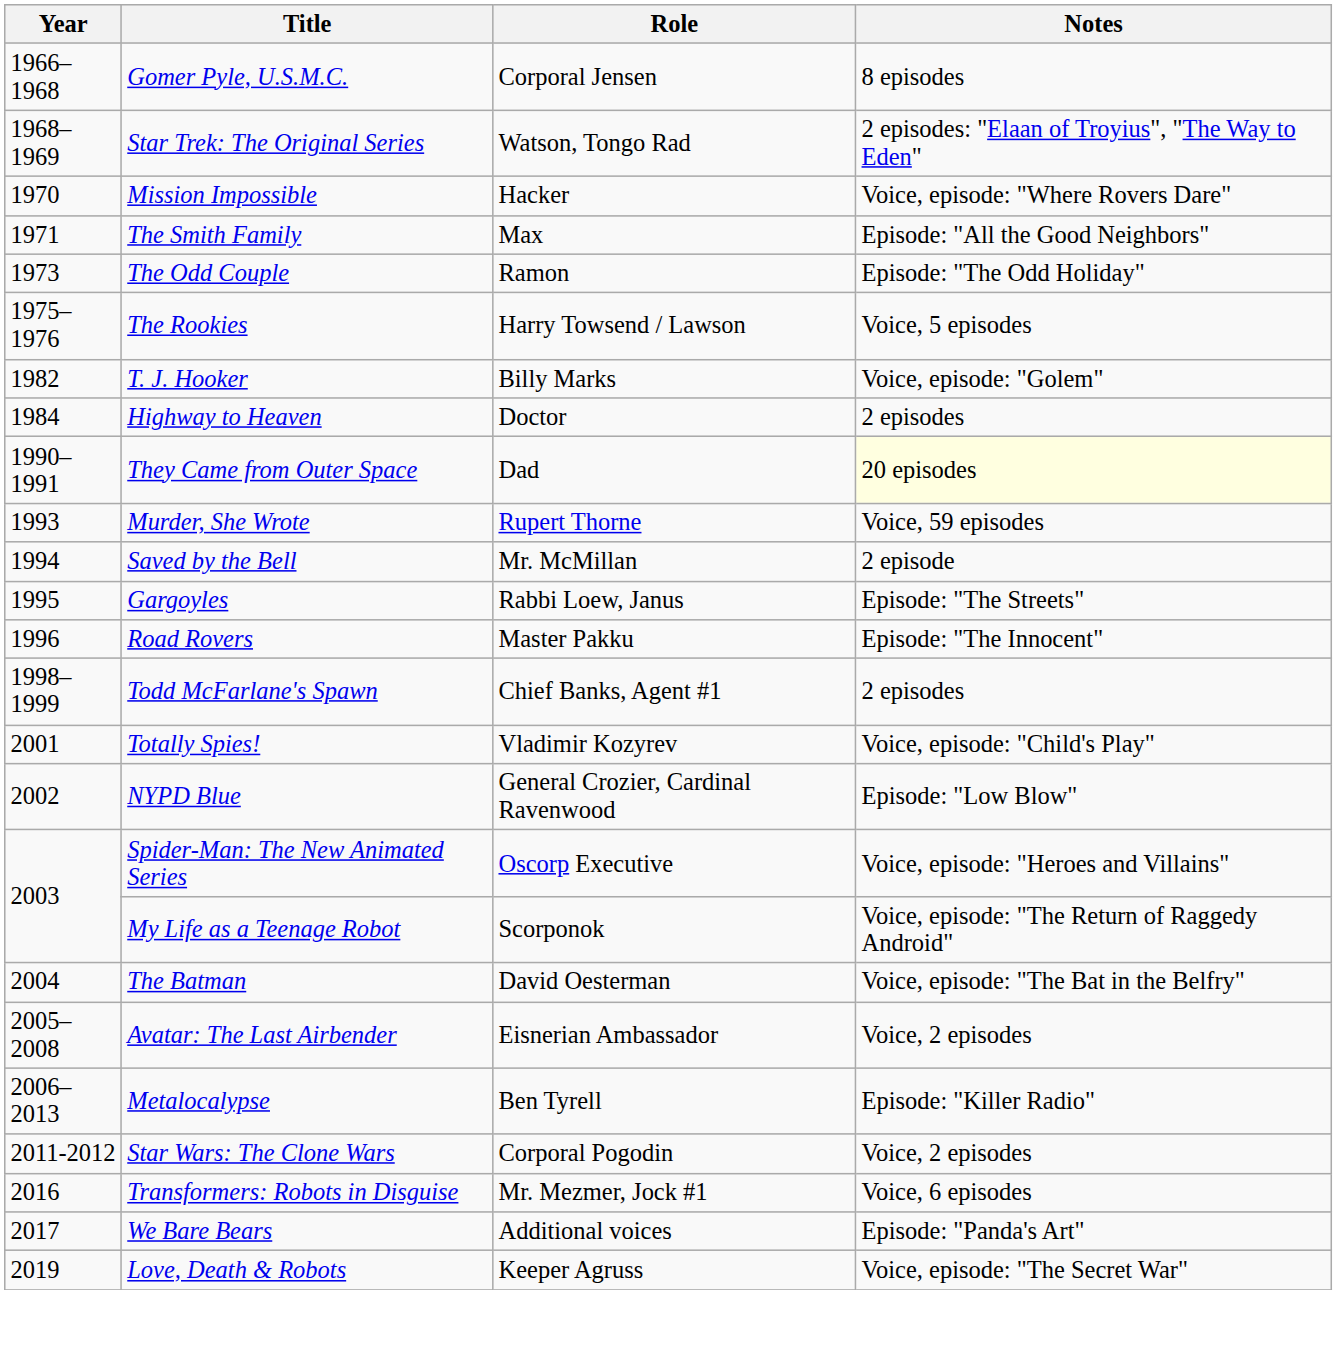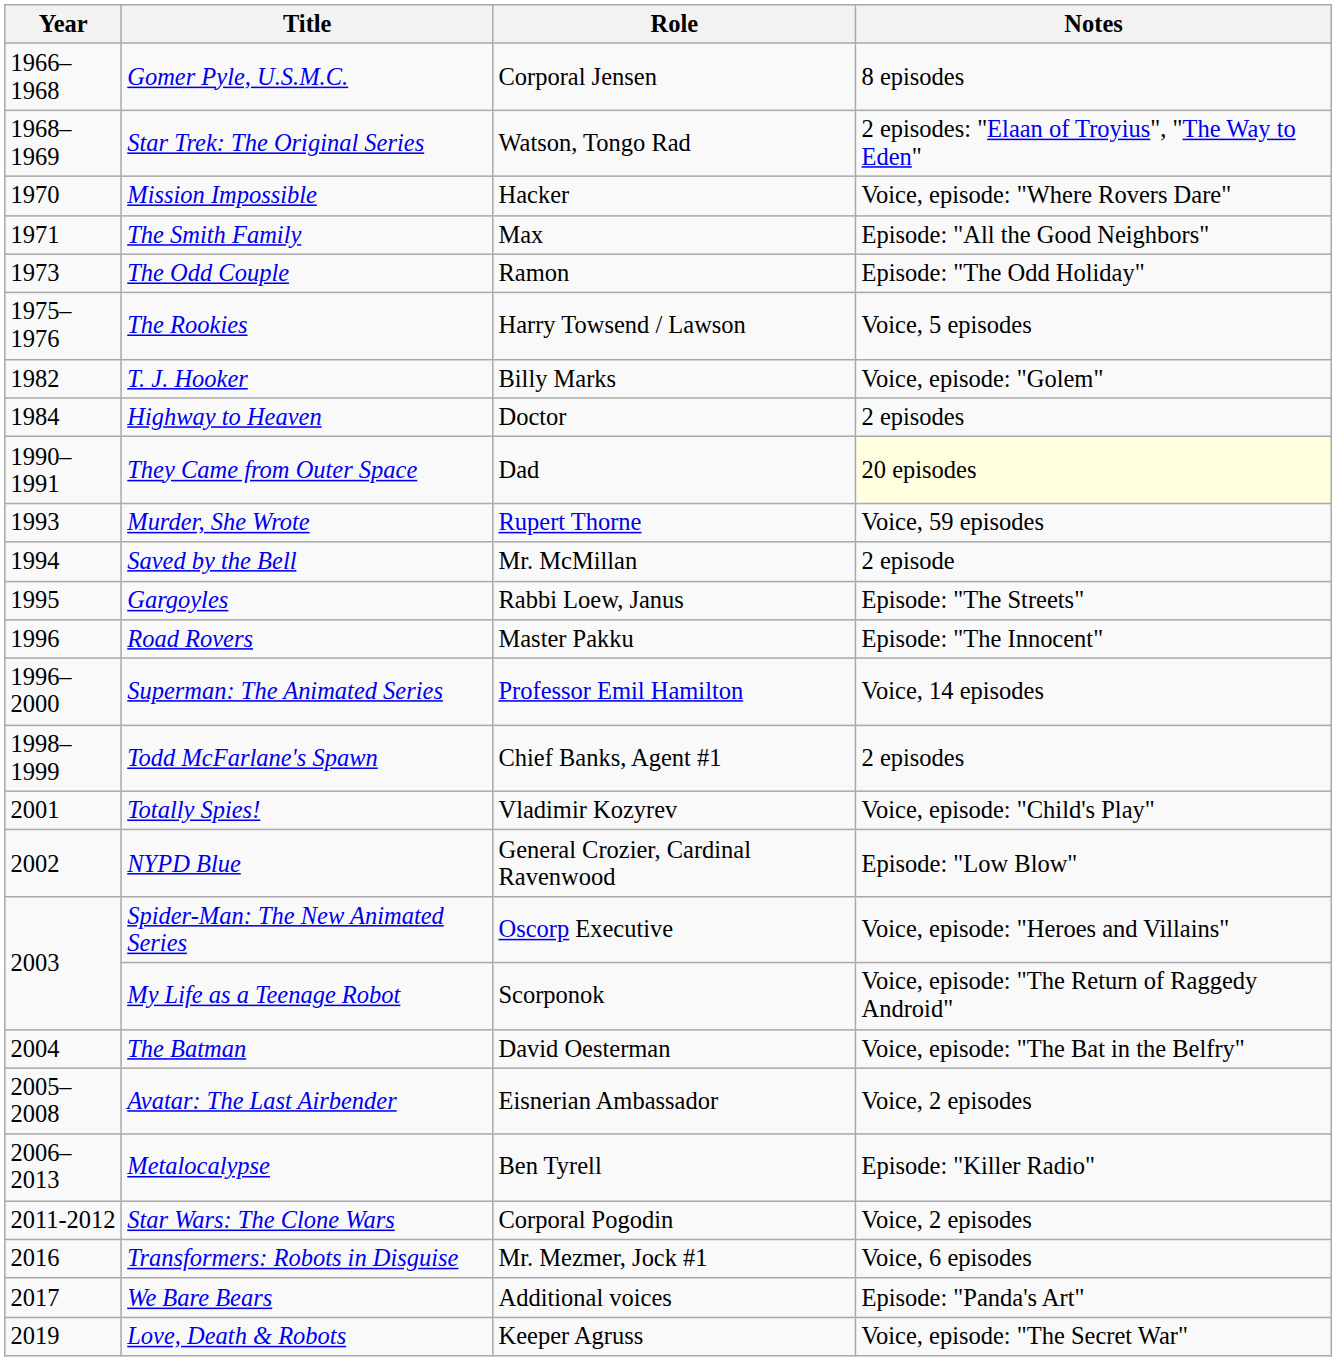+ row: (285, 691)
